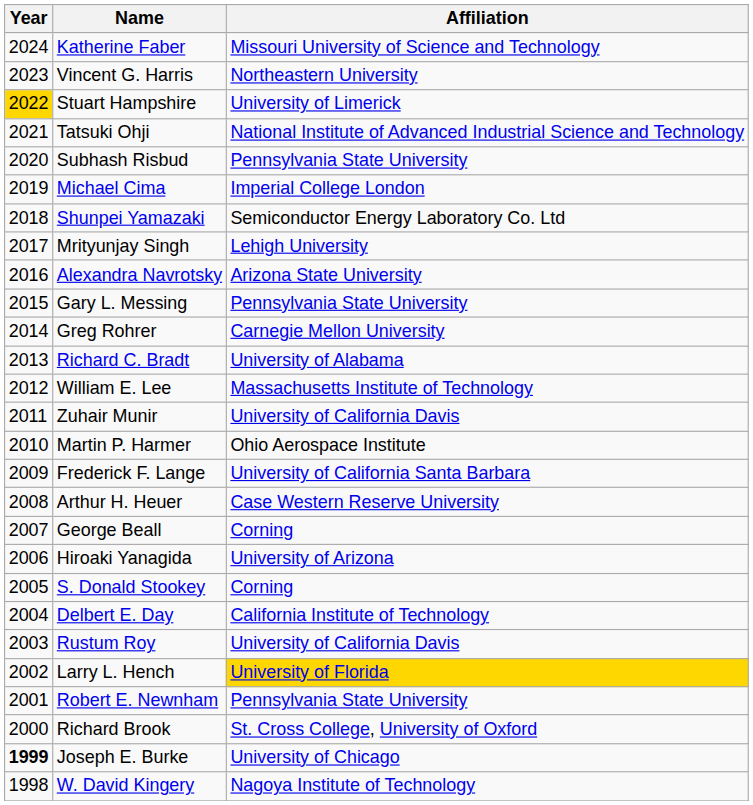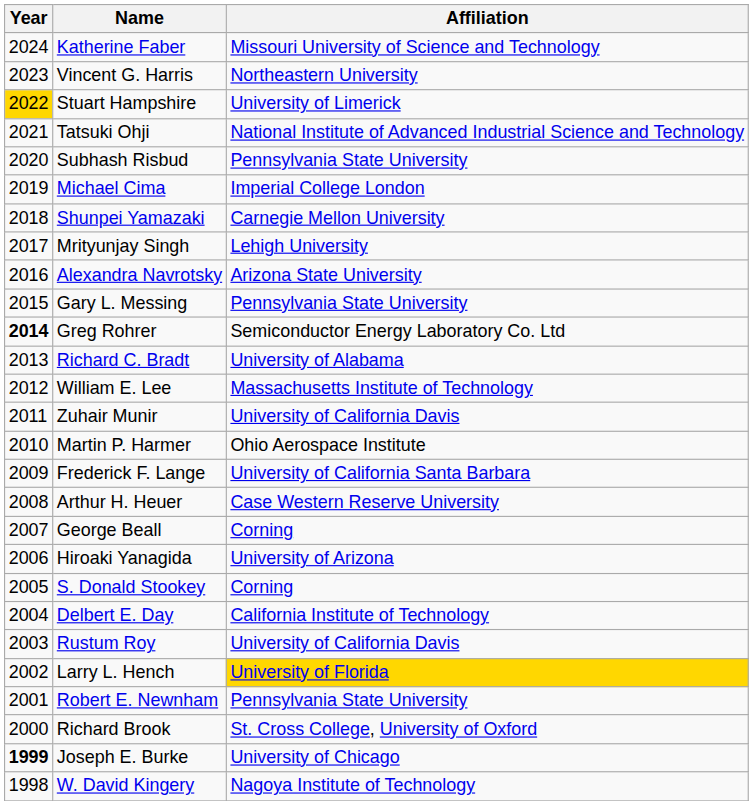(398, 217) Semiconductor Energy Laboratory Co. Ltd -> (337, 217) Carnegie Mellon University
(29, 331) normal -> (29, 331) bold
(337, 331) Carnegie Mellon University -> (398, 331) Semiconductor Energy Laboratory Co. Ltd
